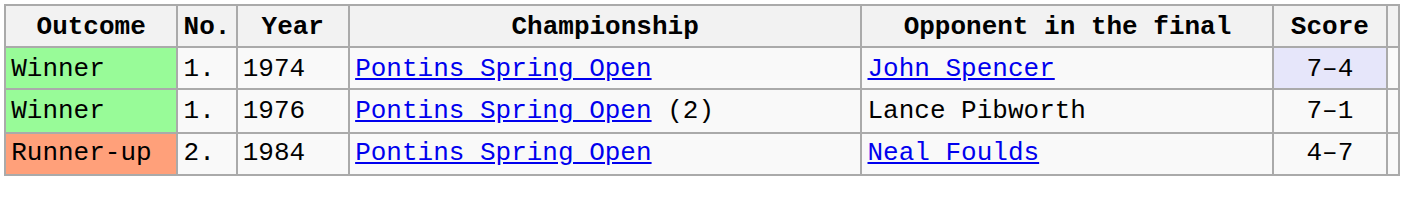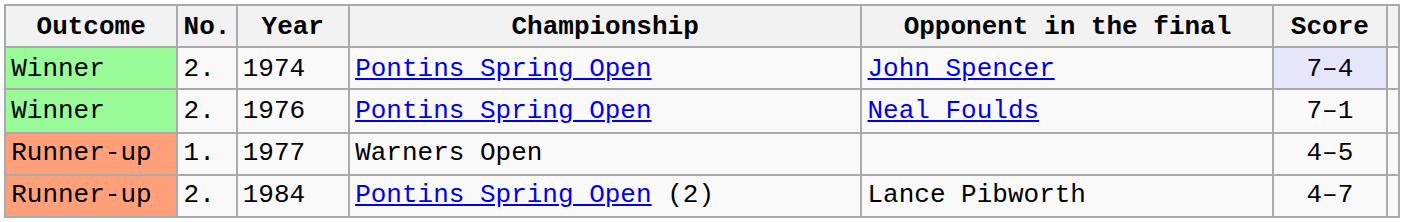(199, 69) 1. -> (199, 69) 2.
(199, 111) 1. -> (199, 111) 2.
(535, 111) Pontins Spring Open (2) -> (503, 111) Pontins Spring Open
(977, 111) Lance Pibworth -> (953, 111) Neal Foulds
+ row: (274, 153)
(503, 153) Pontins Spring Open -> (535, 196) Pontins Spring Open (2)
(953, 153) Neal Foulds -> (977, 196) Lance Pibworth
